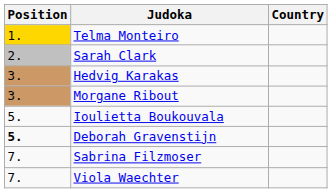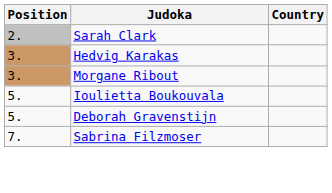- row: (126, 35)
(15, 137) bold -> (15, 116) normal
- row: (126, 177)
